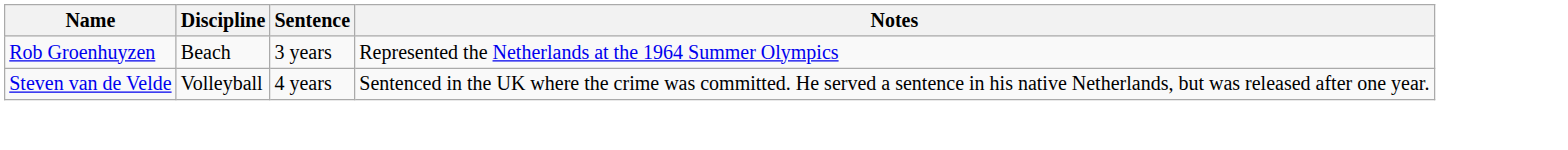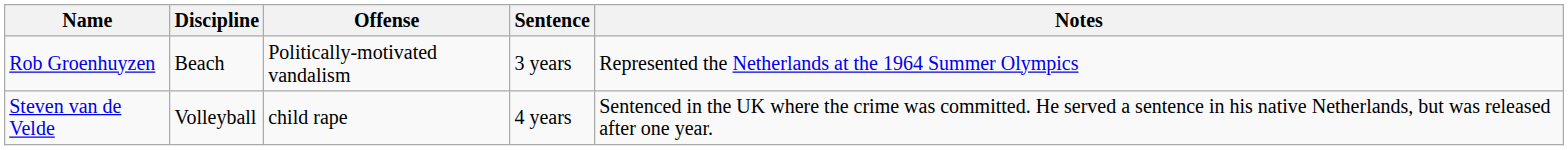+ column: (387, 20)
